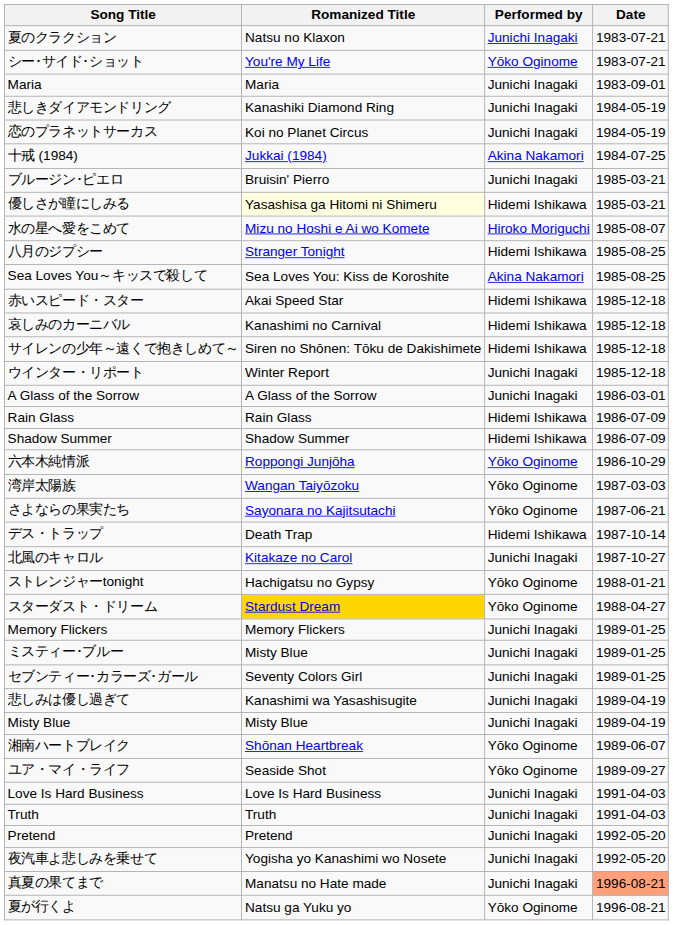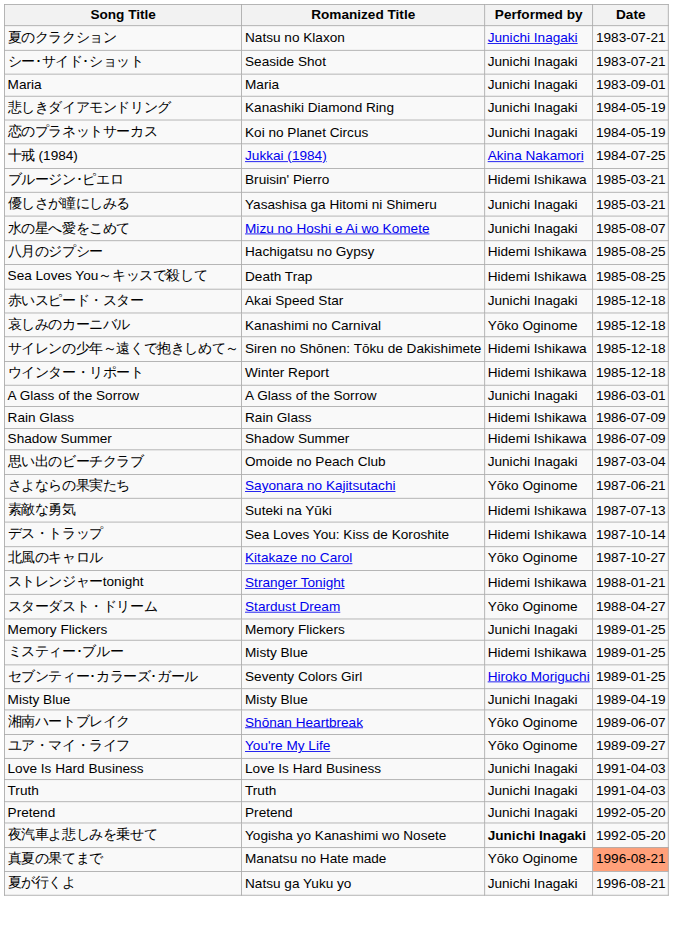(288, 62) You're My Life -> (285, 62) Seaside Shot
(533, 62) Yōko Oginome -> (533, 62) Junichi Inagaki
(533, 180) Junichi Inagaki -> (537, 180) Hidemi Ishikawa
(341, 204) lightyellow background -> (341, 204) no background
(537, 204) Hidemi Ishikawa -> (533, 204) Junichi Inagaki
(539, 228) Hiroko Moriguchi -> (533, 228) Junichi Inagaki
(295, 252) Stranger Tonight -> (310, 252) Hachigatsu no Gypsy
(347, 276) Sea Loves You: Kiss de Koroshite -> (279, 276) Death Trap
(536, 276) Akina Nakamori -> (537, 276) Hidemi Ishikawa
(537, 300) Hidemi Ishikawa -> (533, 300) Junichi Inagaki
(537, 325) Hidemi Ishikawa -> (533, 325) Yōko Oginome
(533, 373) Junichi Inagaki -> (537, 373) Hidemi Ishikawa
- row: (48, 461)
- row: (42, 485)
+ row: (76, 461)
+ row: (42, 509)
(279, 534) Death Trap -> (347, 534) Sea Loves You: Kiss de Koroshite
(533, 558) Junichi Inagaki -> (533, 558) Yōko Oginome
(310, 582) Hachigatsu no Gypsy -> (295, 582) Stranger Tonight
(533, 582) Yōko Oginome -> (537, 582) Hidemi Ishikawa
(293, 606) gold background -> (293, 606) no background
(533, 652) Junichi Inagaki -> (537, 652) Hidemi Ishikawa
(533, 676) Junichi Inagaki -> (539, 676) Hiroko Moriguchi
- row: (69, 700)
(285, 770) Seaside Shot -> (288, 746) You're My Life
(533, 859) normal -> (537, 835) bold
(533, 883) Junichi Inagaki -> (533, 859) Yōko Oginome
(533, 907) Yōko Oginome -> (533, 883) Junichi Inagaki
